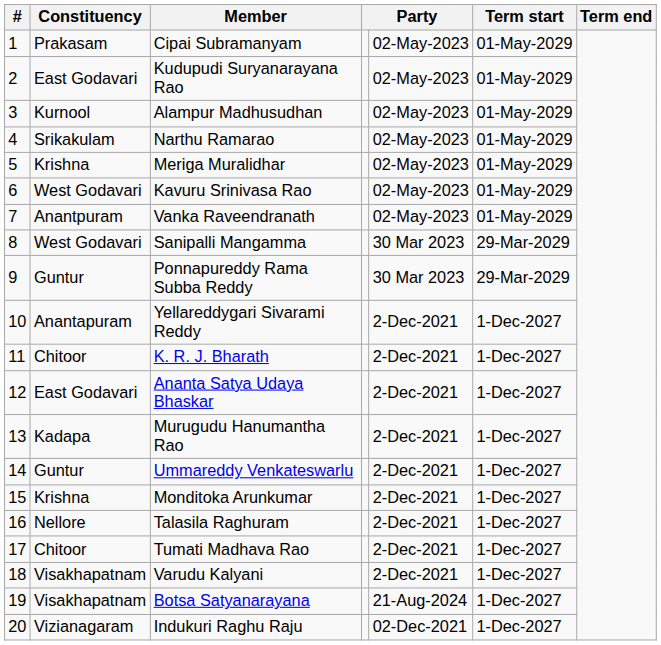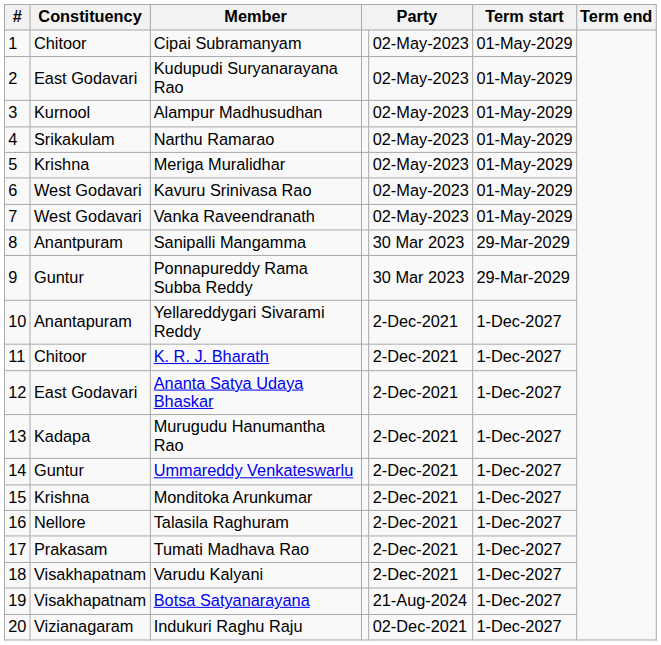(71, 43) Prakasam -> (60, 43) Chitoor
(78, 216) Anantpuram -> (88, 216) West Godavari
(88, 242) West Godavari -> (78, 242) Anantpuram
(60, 549) Chitoor -> (71, 549) Prakasam
